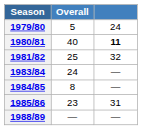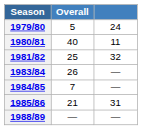(115, 42) bold -> (115, 42) normal
(72, 72) 24 -> (72, 72) 26
(72, 87) 8 -> (72, 87) 7
(72, 102) 23 -> (72, 102) 21
